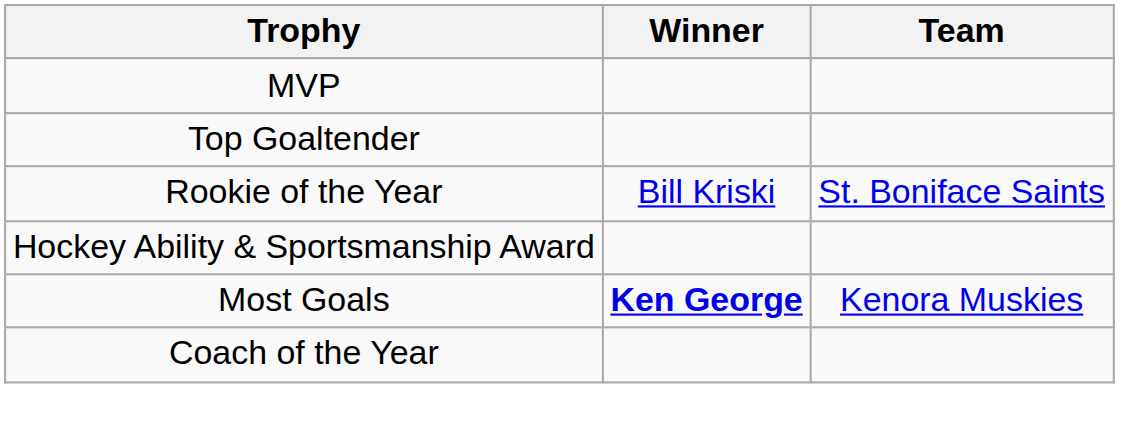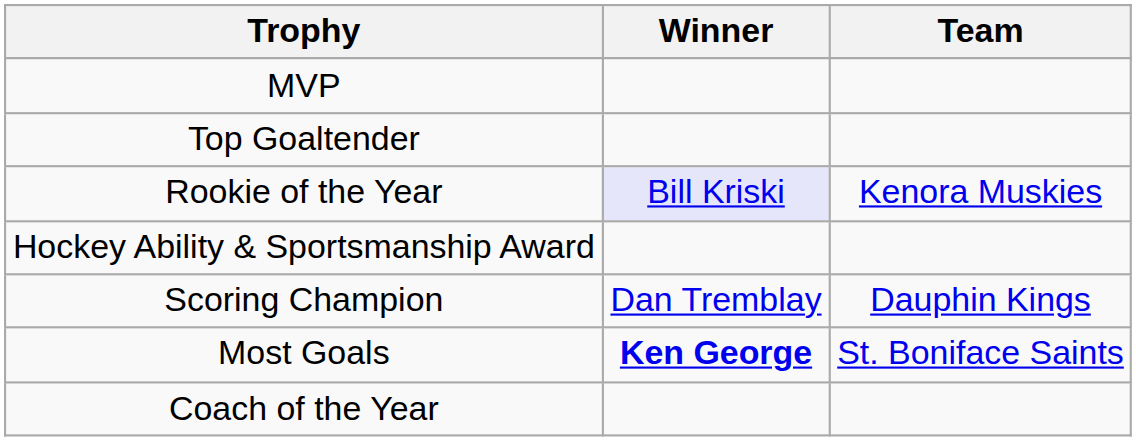(707, 192) no background -> (716, 192) lavender background
(962, 192) St. Boniface Saints -> (981, 192) Kenora Muskies
+ row: (304, 300)
(962, 300) Kenora Muskies -> (981, 354) St. Boniface Saints
